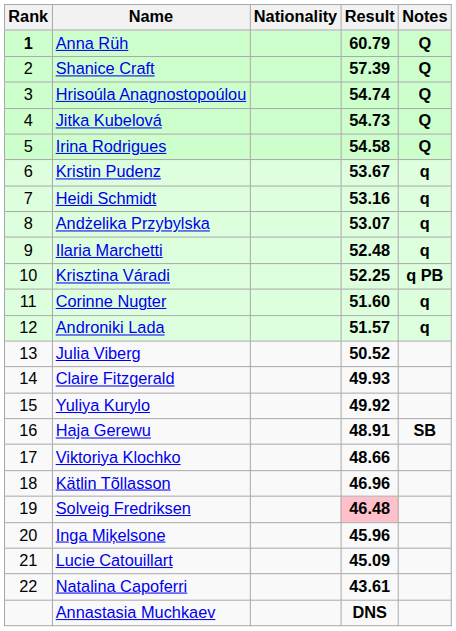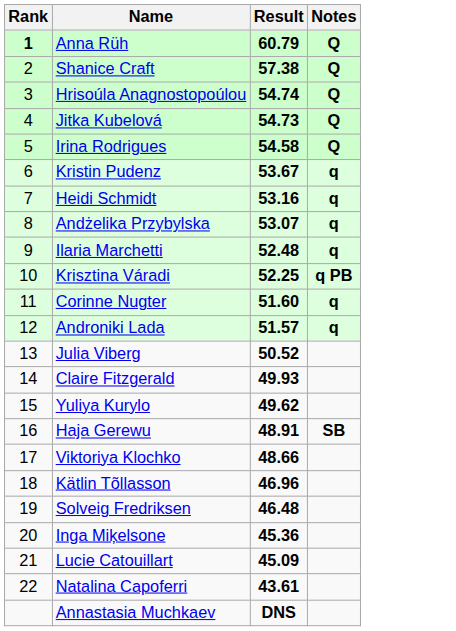- column: (295, 17)
(370, 69) 57.39 -> (279, 69) 57.38
(370, 405) 49.92 -> (279, 405) 49.62
(370, 509) pink background -> (279, 509) no background
(370, 535) 45.96 -> (279, 535) 45.36
